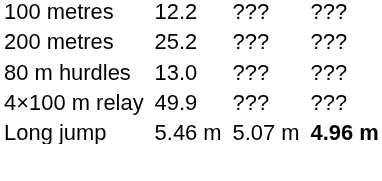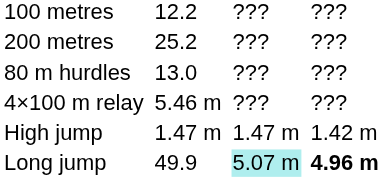(176, 102) 49.9 -> (188, 102) 5.46 m
+ row: (53, 132)
(188, 132) 5.46 m -> (176, 162) 49.9
(266, 132) no background -> (266, 162) paleturquoise background
